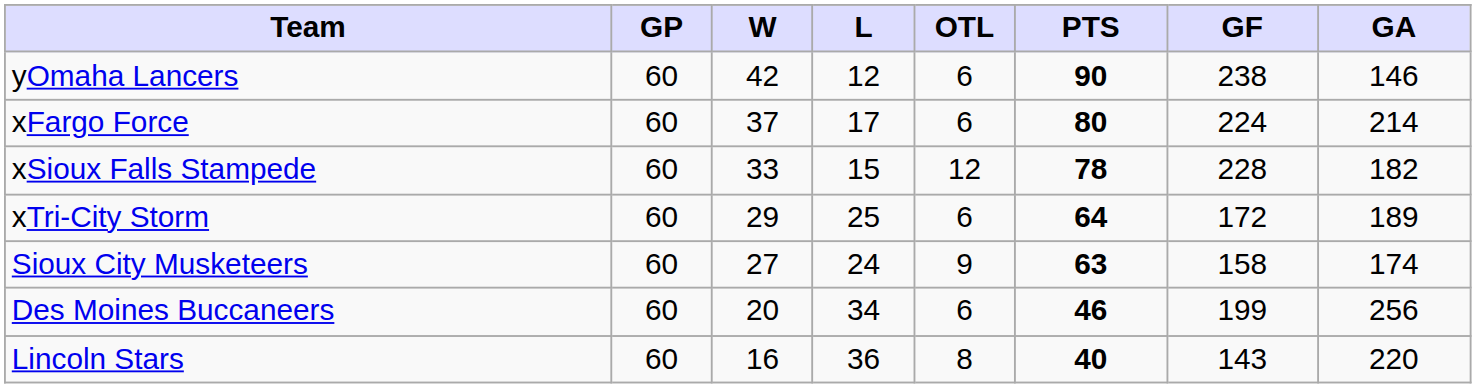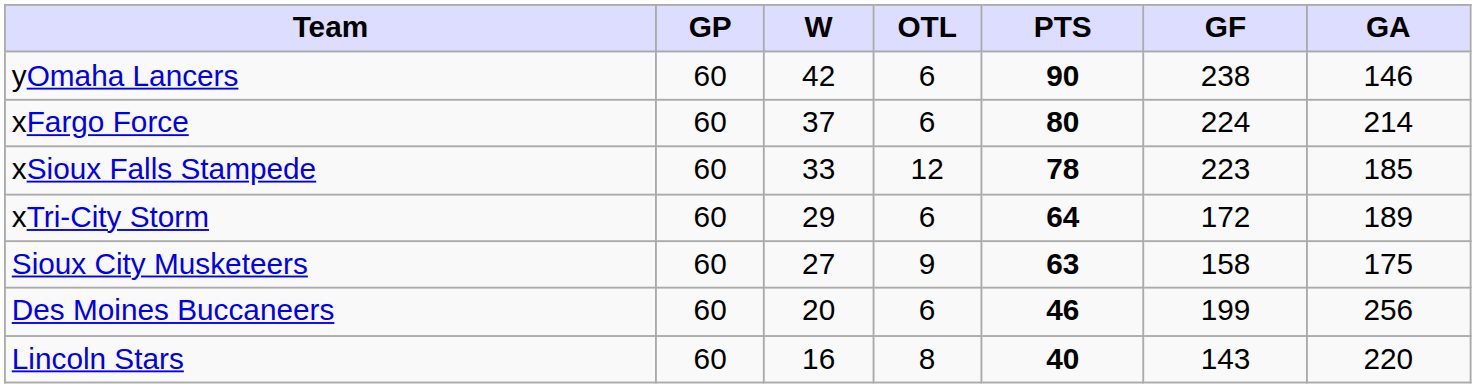- column: (863, 28)
(1242, 169) 228 -> (1226, 169) 223
(1394, 169) 182 -> (1388, 169) 185
(1394, 264) 174 -> (1388, 264) 175
